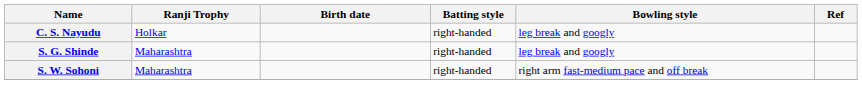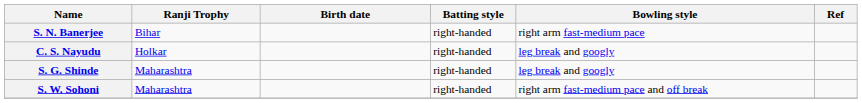+ row: (68, 32)
